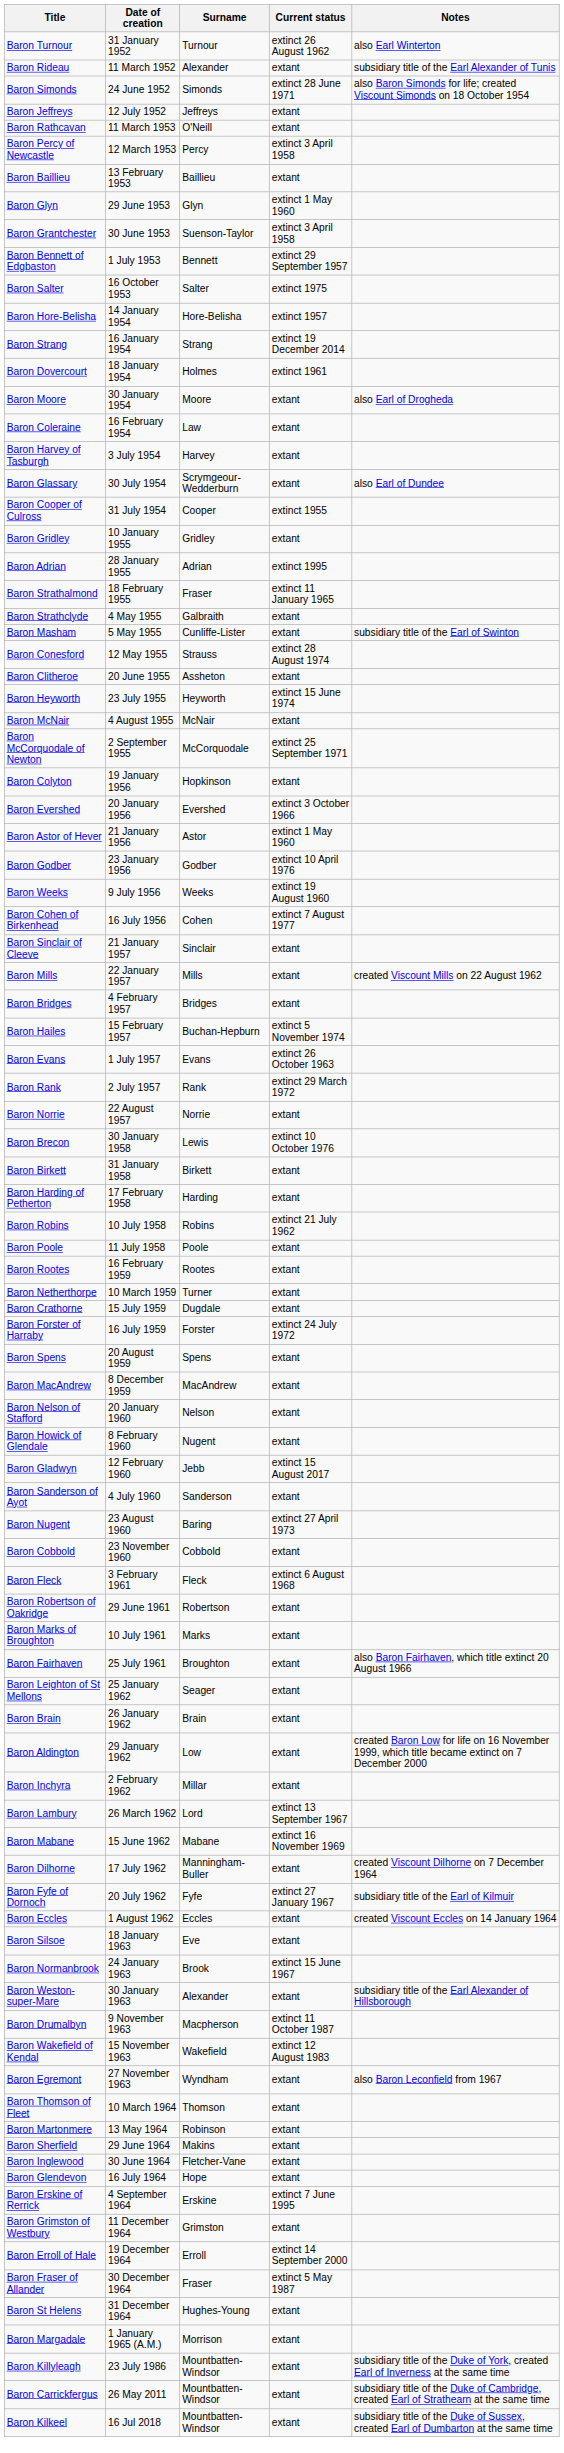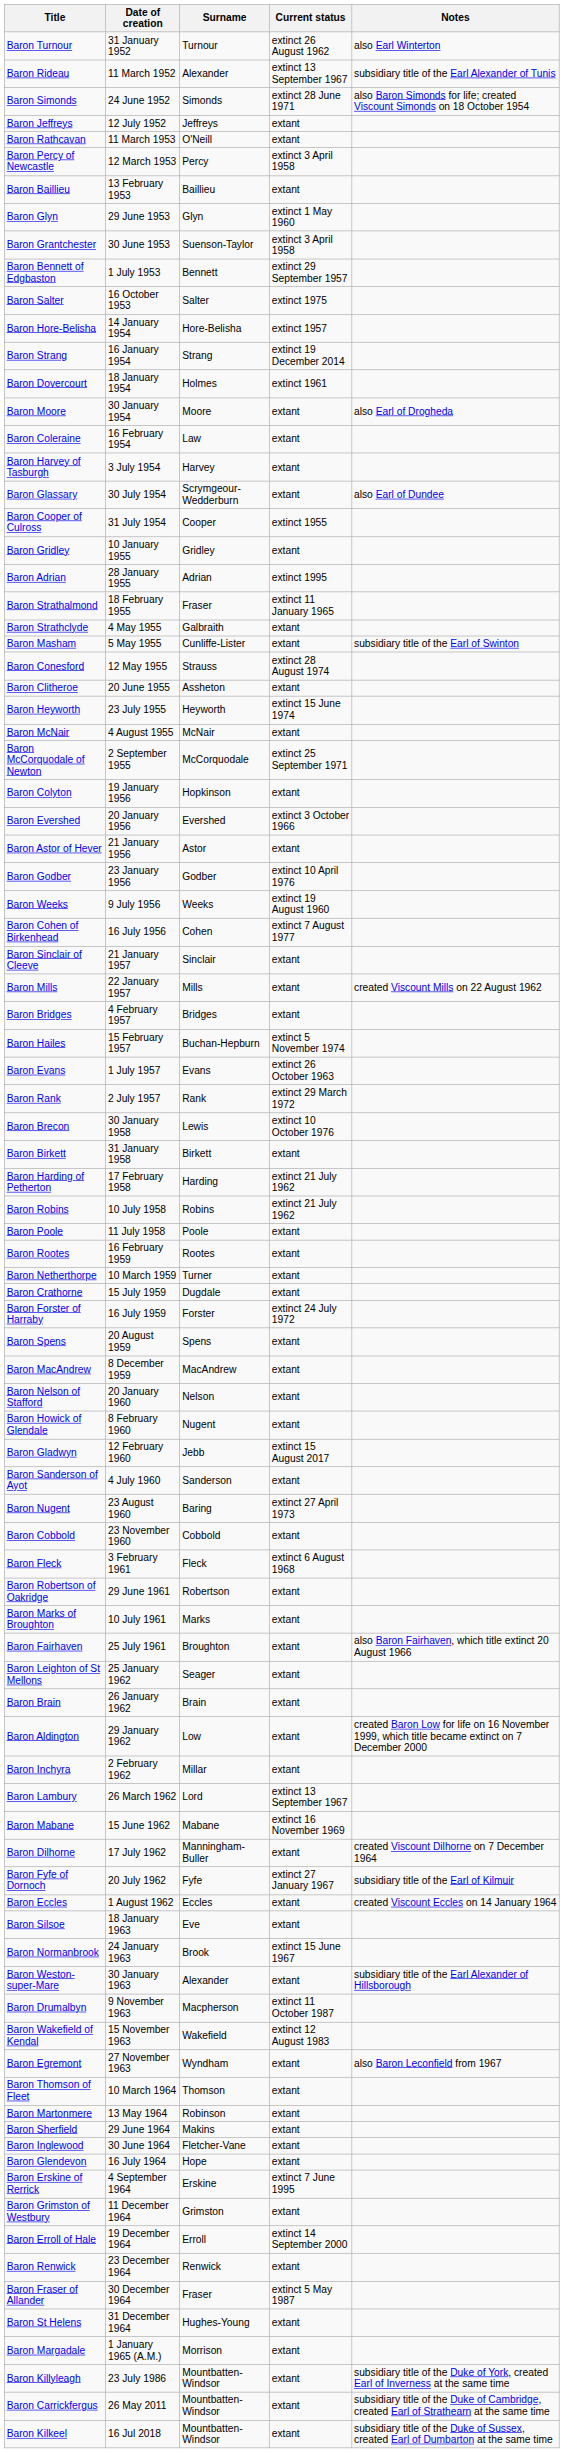(286, 68) extant -> (310, 73) extinct 13 September 1967
(302, 837) extinct 1 May 1960 -> (286, 849) extant
- row: (36, 1115)
(286, 1198) extant -> (304, 1182) extinct 21 July 1962
+ row: (41, 2267)
